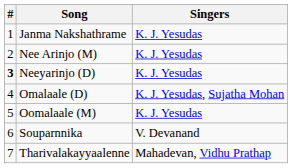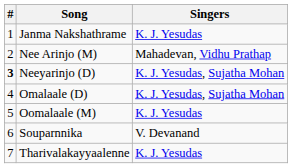(169, 53) K. J. Yesudas -> (203, 53) Mahadevan, Vidhu Prathap
(169, 73) K. J. Yesudas -> (210, 73) K. J. Yesudas, Sujatha Mohan
(203, 152) Mahadevan, Vidhu Prathap -> (169, 152) K. J. Yesudas
